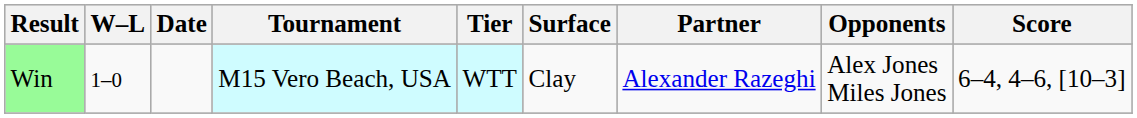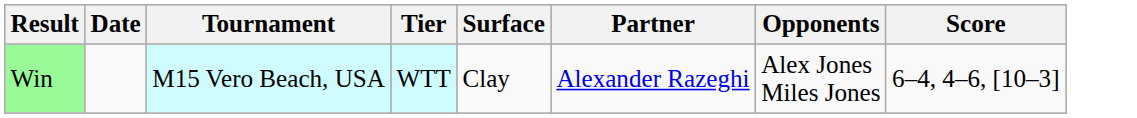- column: (118, 24)
